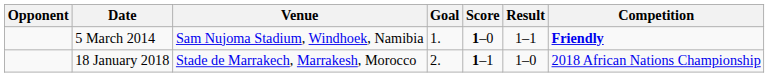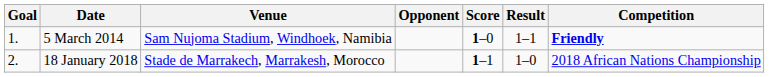columns swapped: (445, 15) <-> (38, 15)
